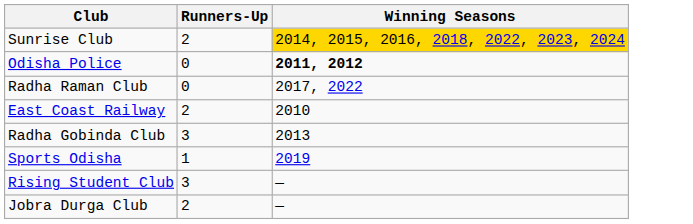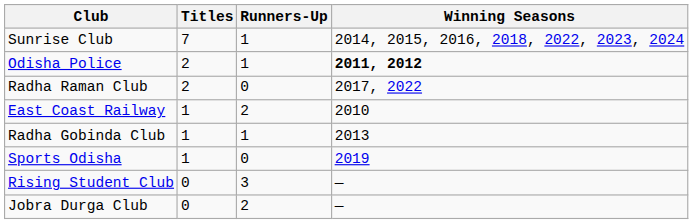+ column: (207, 16)
(185, 40) 2 -> (245, 40) 1
(450, 40) gold background -> (509, 40) no background
(185, 64) 0 -> (245, 64) 1
(185, 135) 3 -> (245, 135) 1
(185, 159) 1 -> (245, 159) 0
